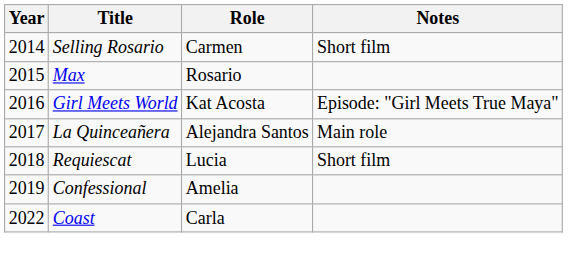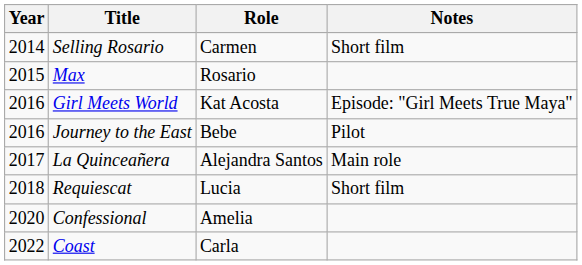+ row: (122, 132)
(27, 189) 2019 -> (27, 217) 2020
